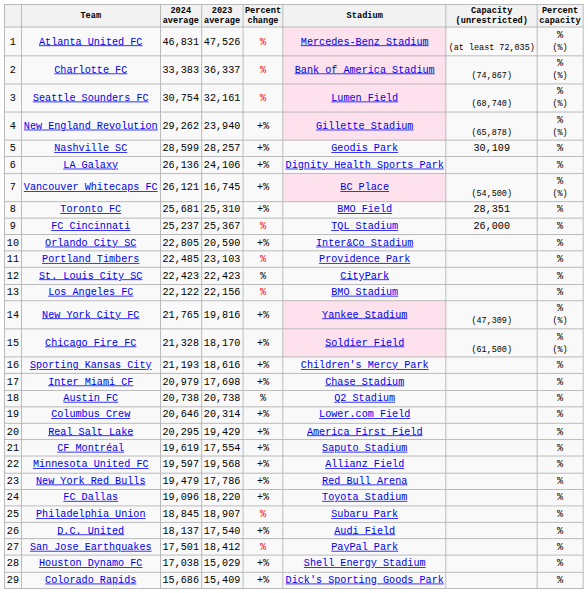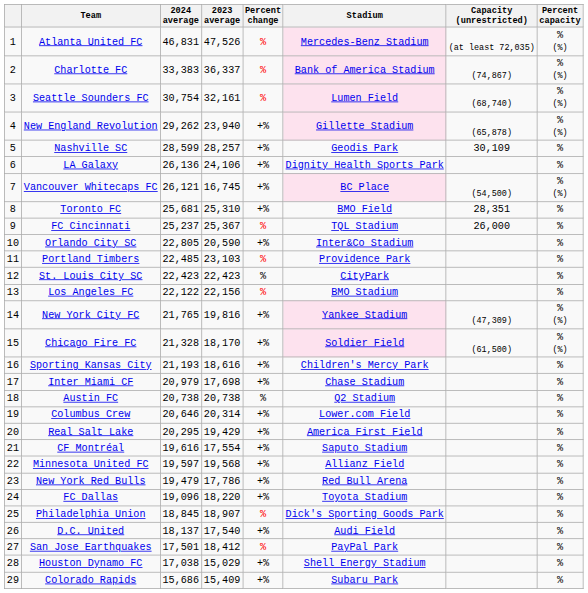(181, 448) 19,619 -> (181, 448) 19,616
(365, 514) Subaru Park -> (365, 514) Dick's Sporting Goods Park
(365, 580) Dick's Sporting Goods Park -> (365, 580) Subaru Park
